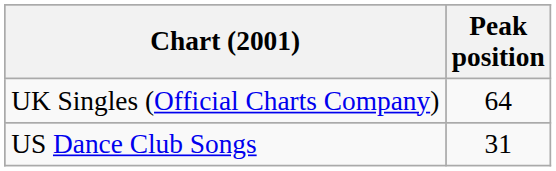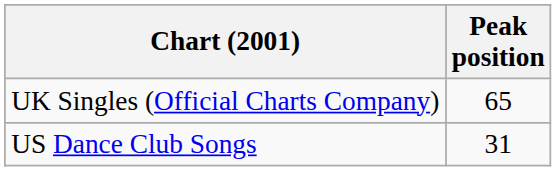(498, 100) 64 -> (498, 100) 65
